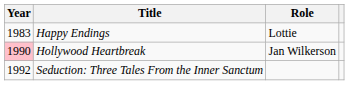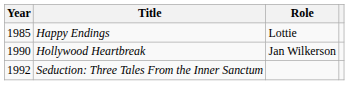(19, 32) 1983 -> (19, 32) 1985
(19, 51) pink background -> (19, 51) no background
